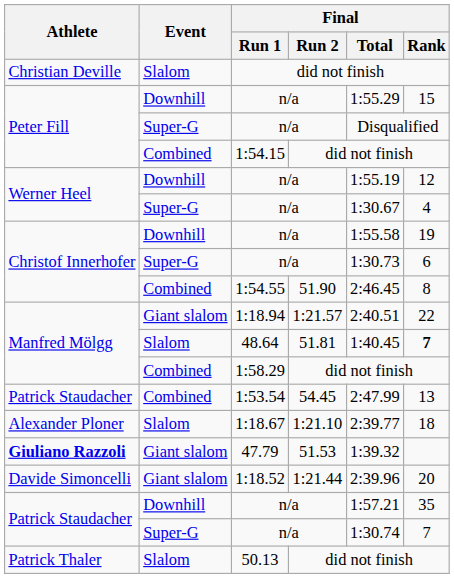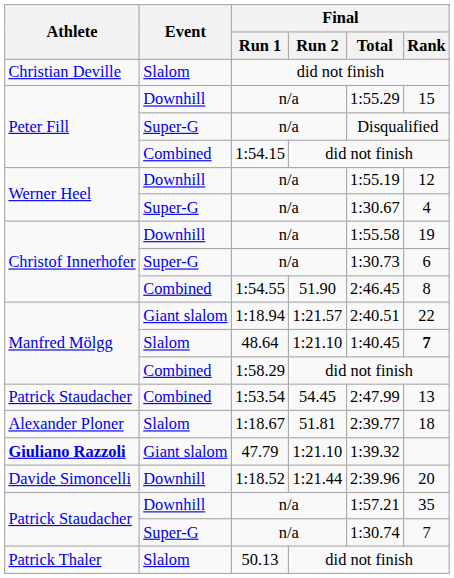(317, 343) 51.81 -> (317, 343) 1:21.10
(317, 424) 1:21.10 -> (317, 424) 51.81
(317, 451) 51.53 -> (317, 451) 1:21.10
(185, 478) Giant slalom -> (174, 478) Downhill
